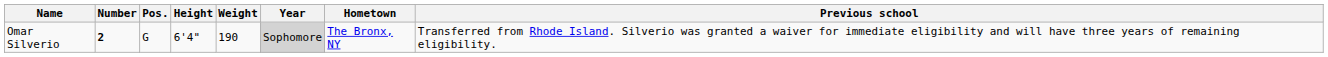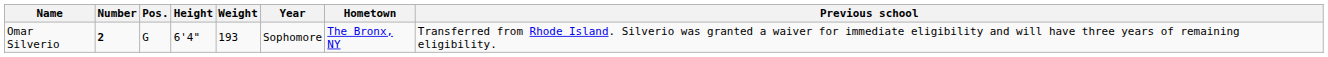(228, 37) 190 -> (228, 37) 193
(293, 37) lightgrey background -> (293, 37) no background
